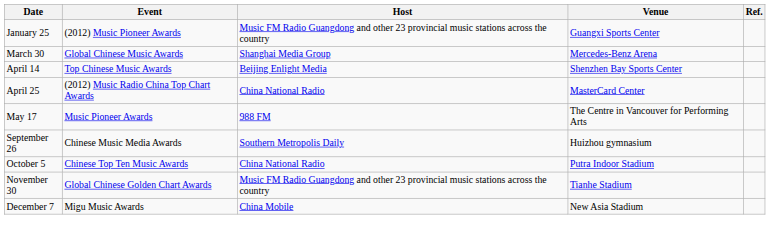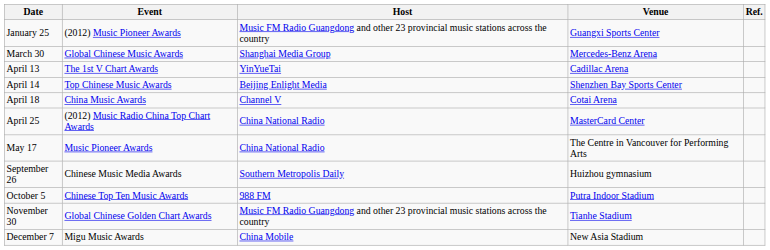+ row: (23, 69)
+ row: (23, 100)
(255, 117) 988 FM -> (282, 148) China National Radio
(282, 164) China National Radio -> (255, 195) 988 FM
